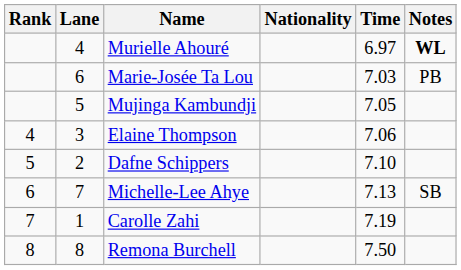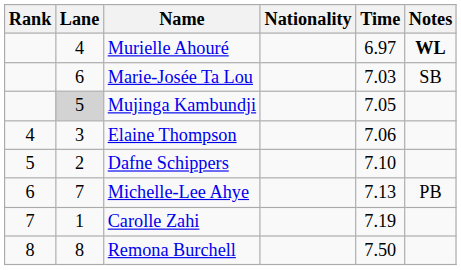(431, 76) PB -> (431, 76) SB
(80, 105) no background -> (80, 105) lightgrey background
(431, 192) SB -> (431, 192) PB
